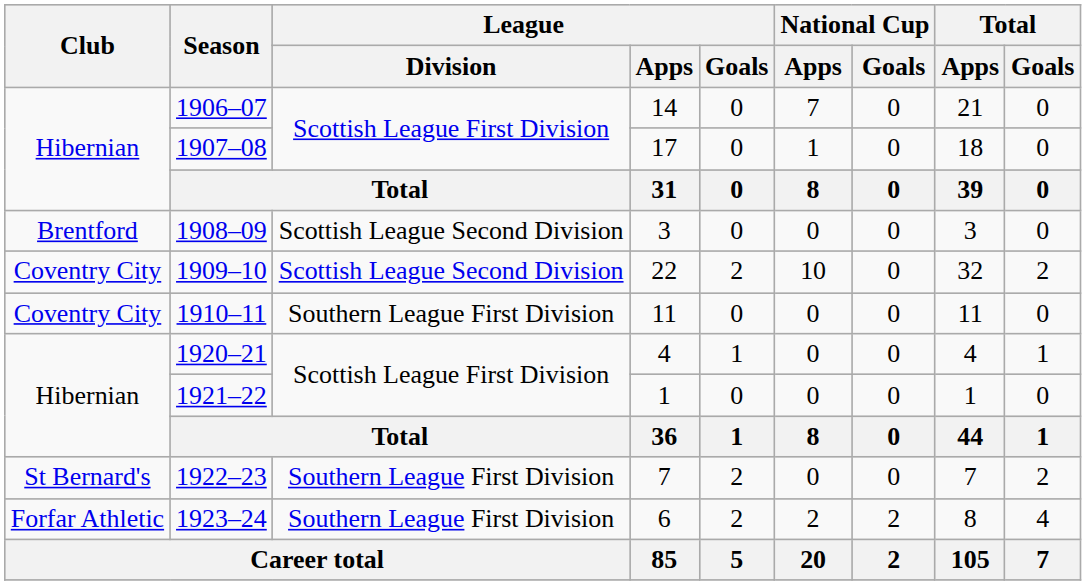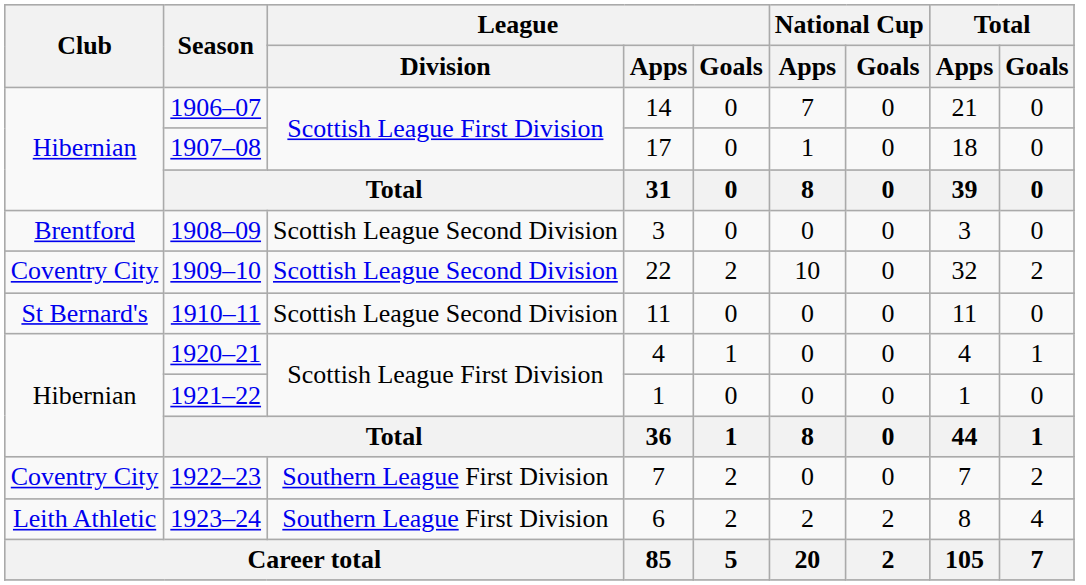(87, 312) Coventry City -> (85, 312) St Bernard's
(451, 312) Southern League First Division -> (445, 312) Scottish League Second Division
(87, 477) St Bernard's -> (85, 477) Coventry City
(87, 518) Forfar Athletic -> (85, 518) Leith Athletic
